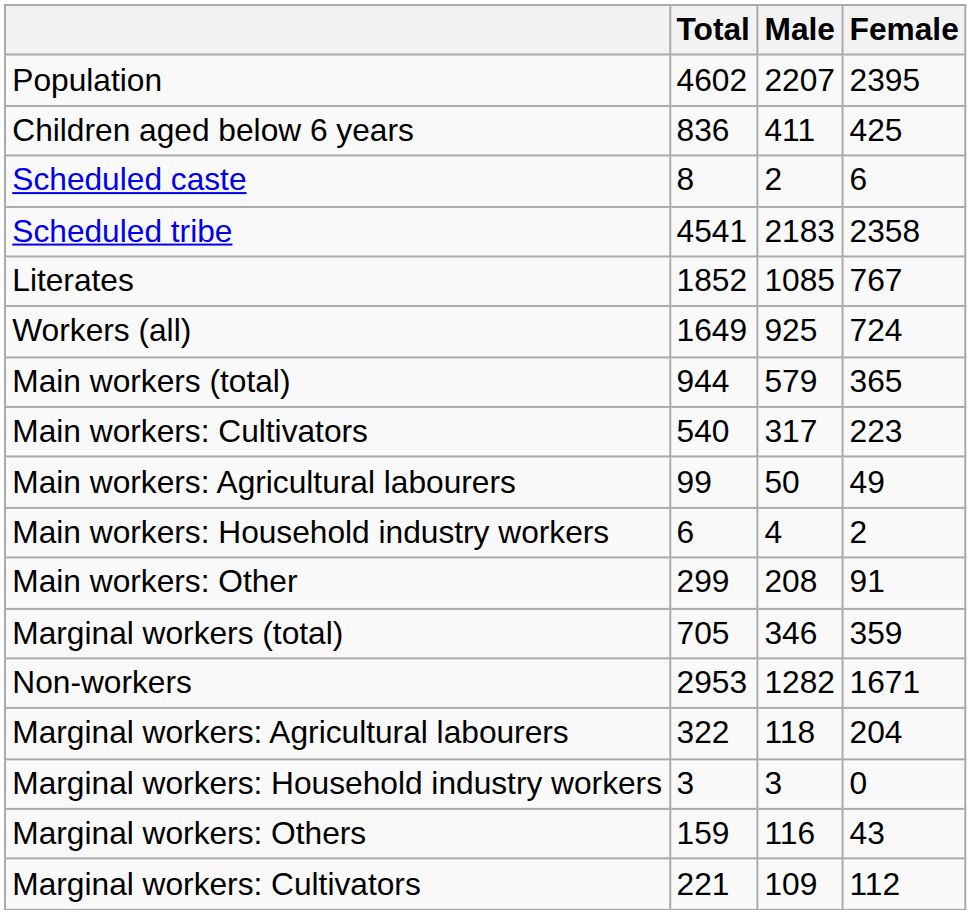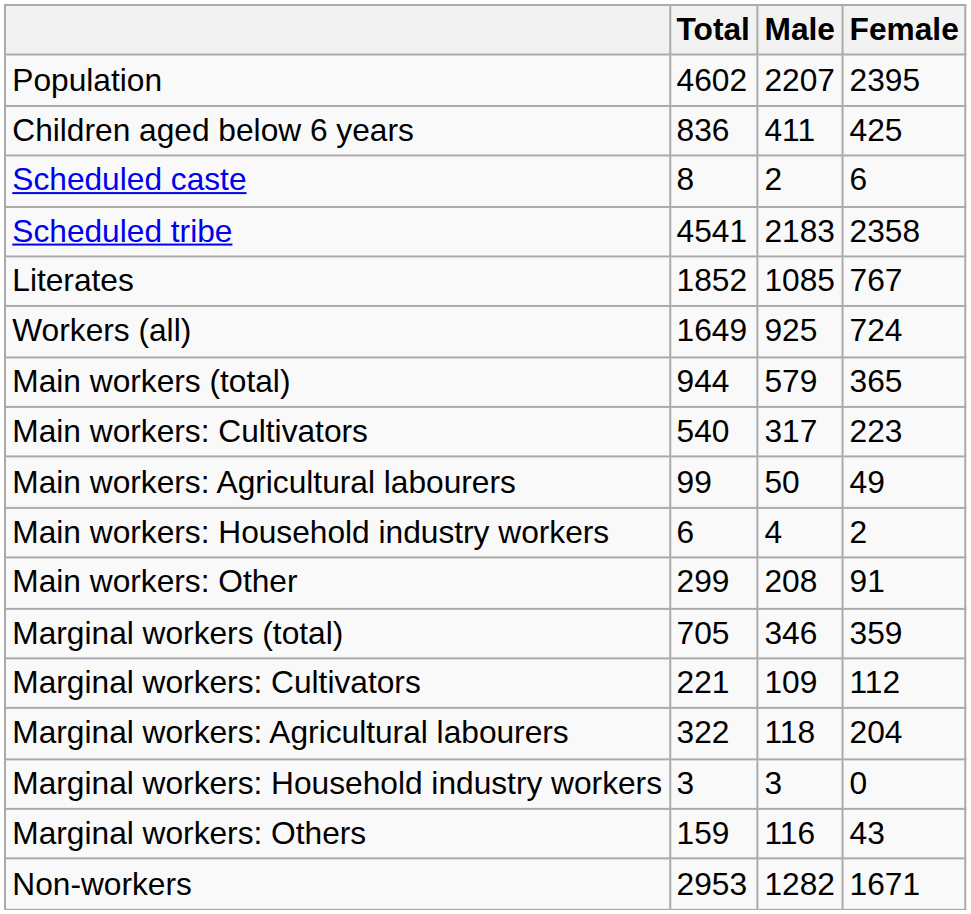rows swapped: (217, 883) <-> (102, 682)
